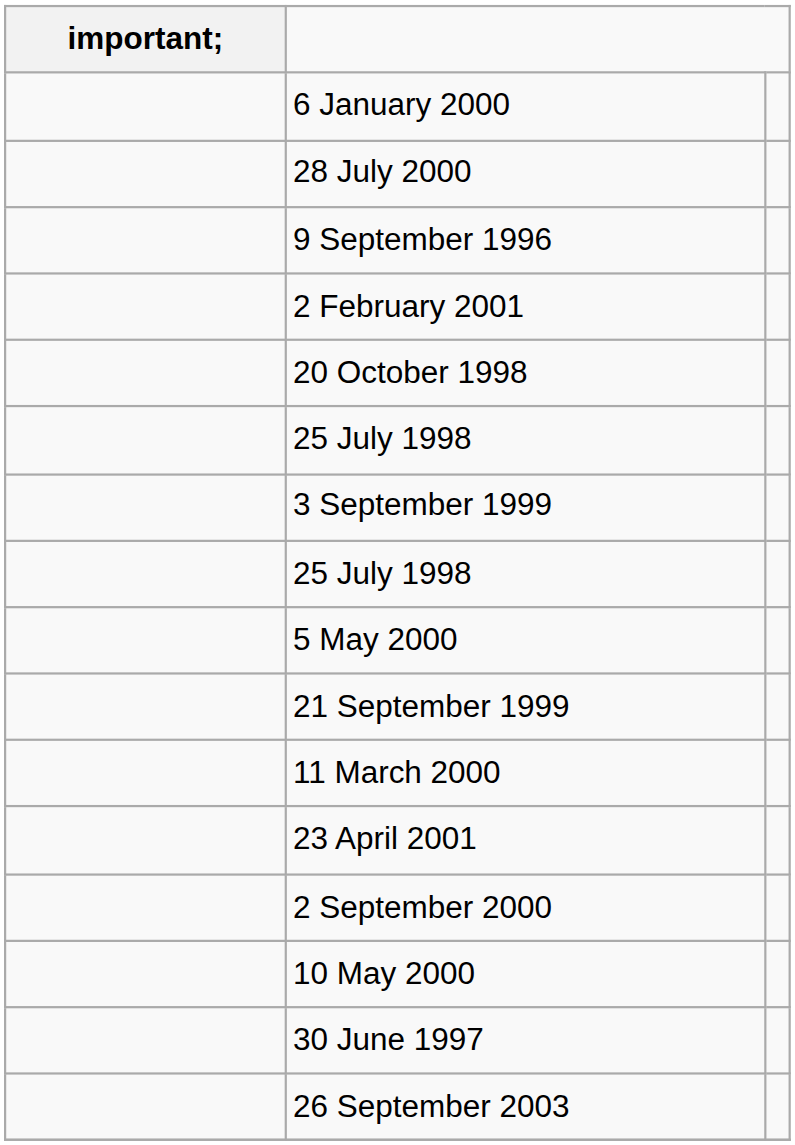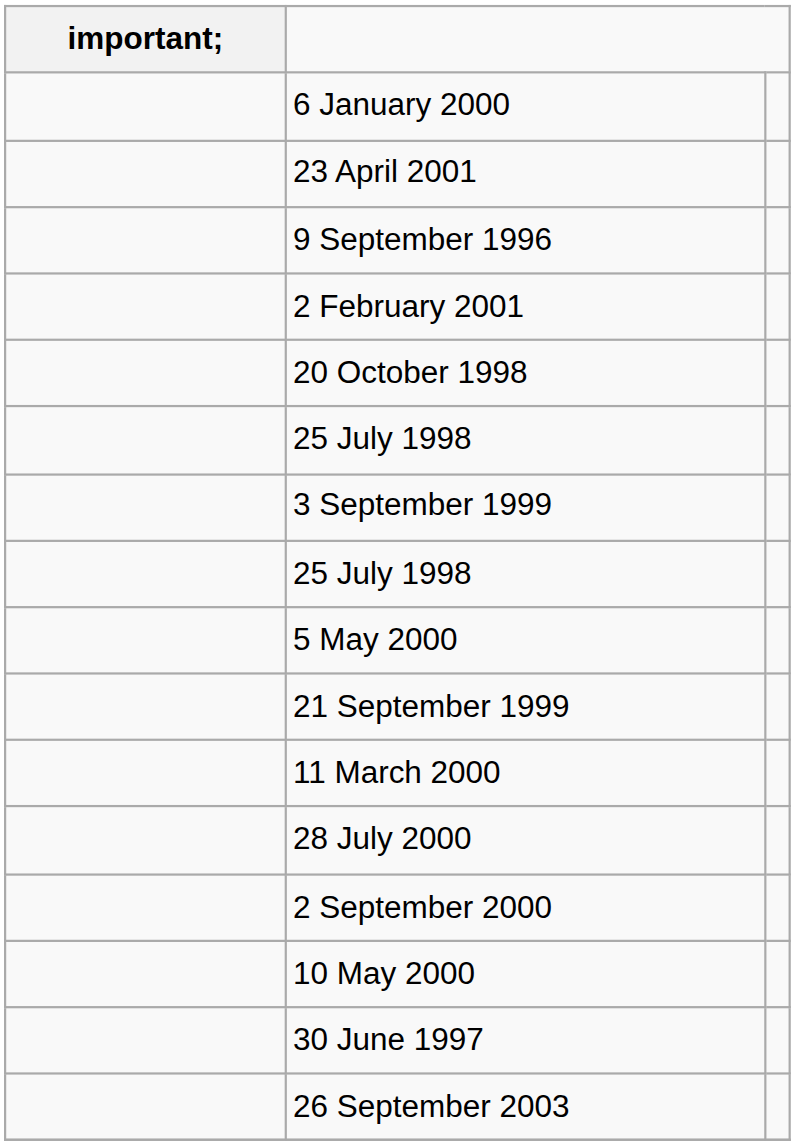rows swapped: (145, 840) <-> (145, 173)
